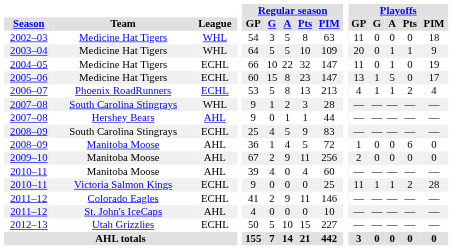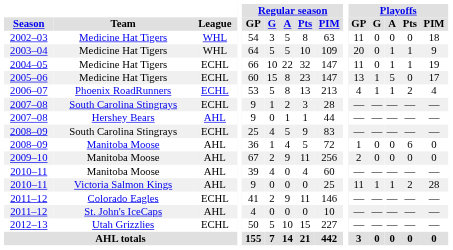(410, 64) 0 -> (410, 64) 1
(215, 104) WHL -> (215, 104) ECHL
(215, 185) ECHL -> (215, 185) AHL
